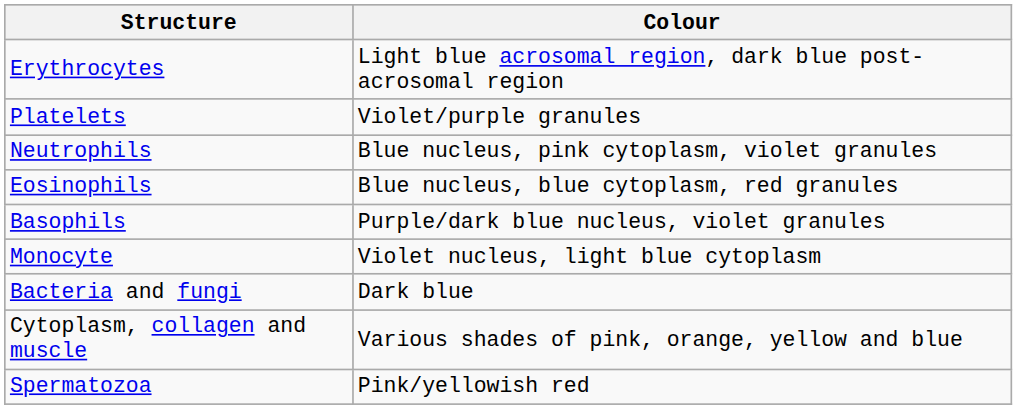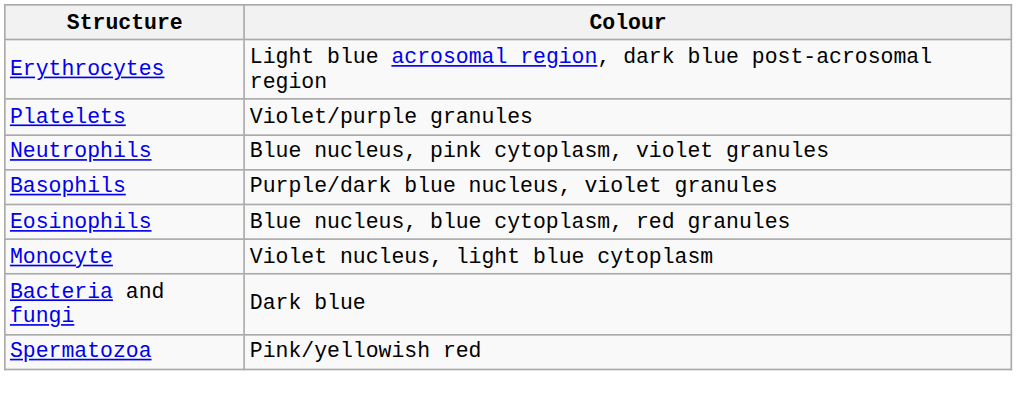rows swapped: (81, 187) <-> (68, 222)
- row: (158, 339)
